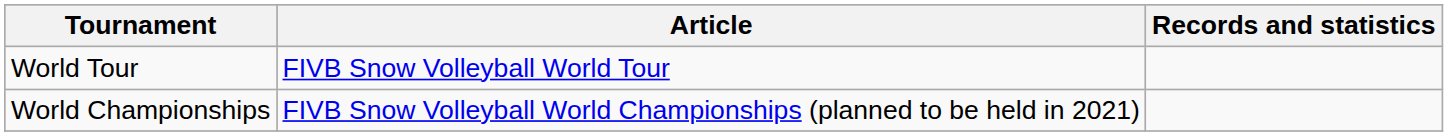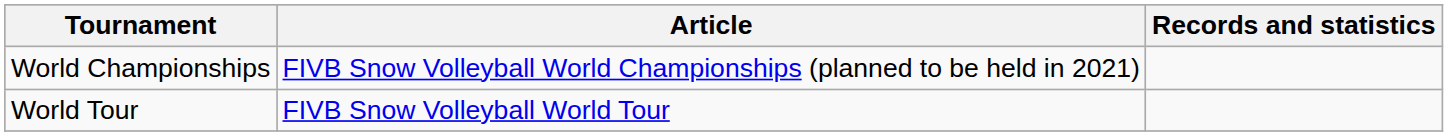rows swapped: (141, 109) <-> (75, 67)
